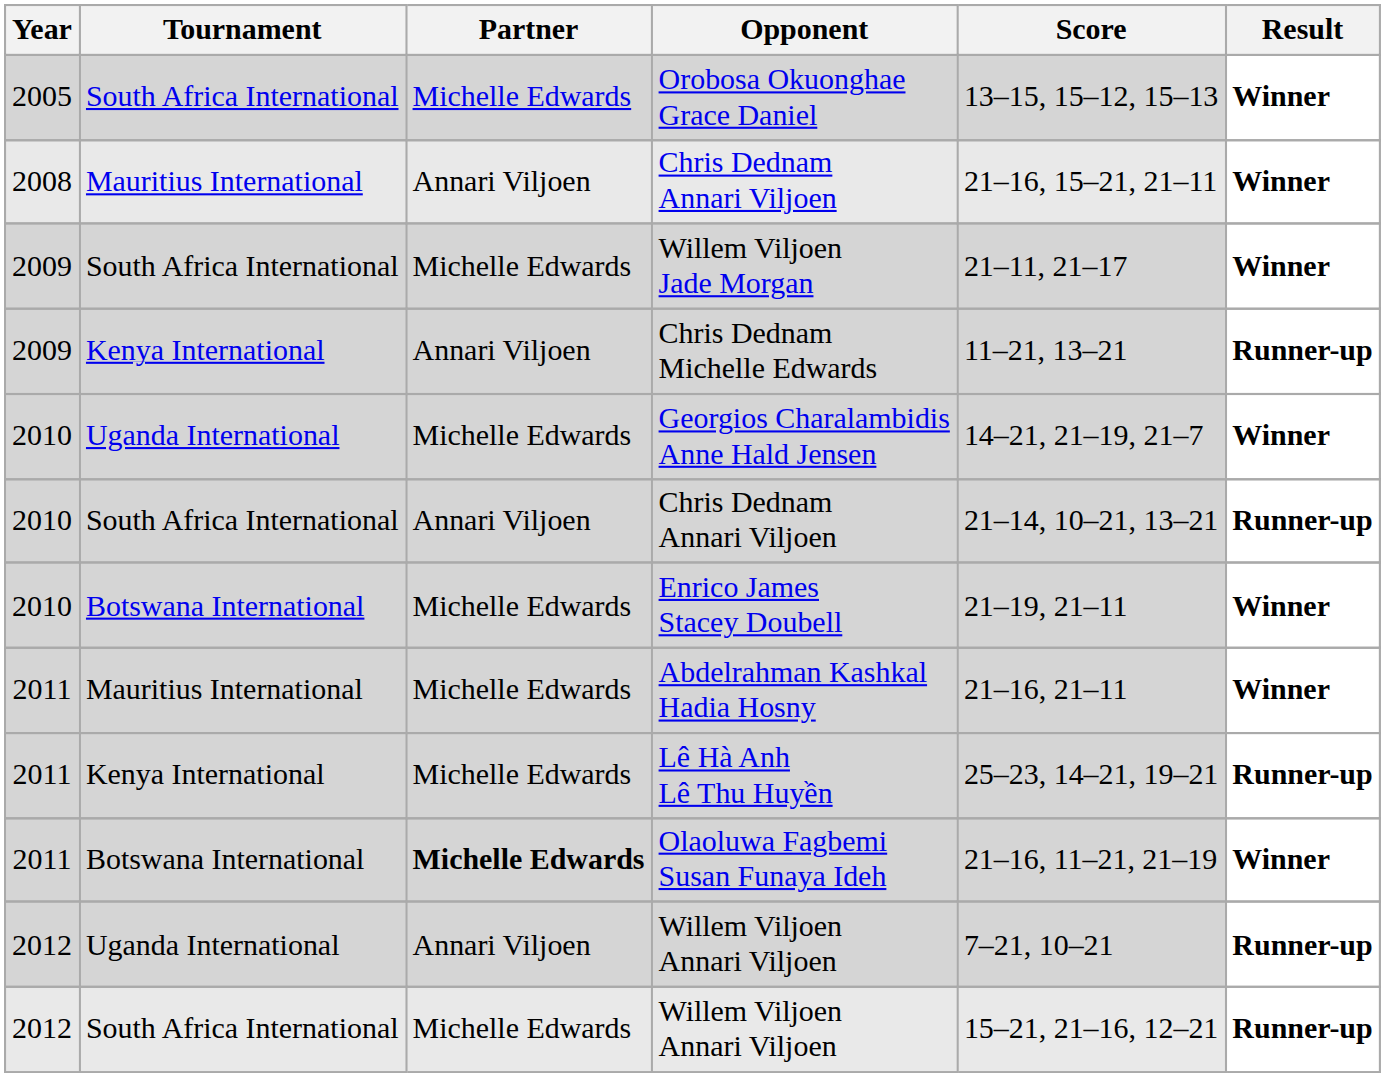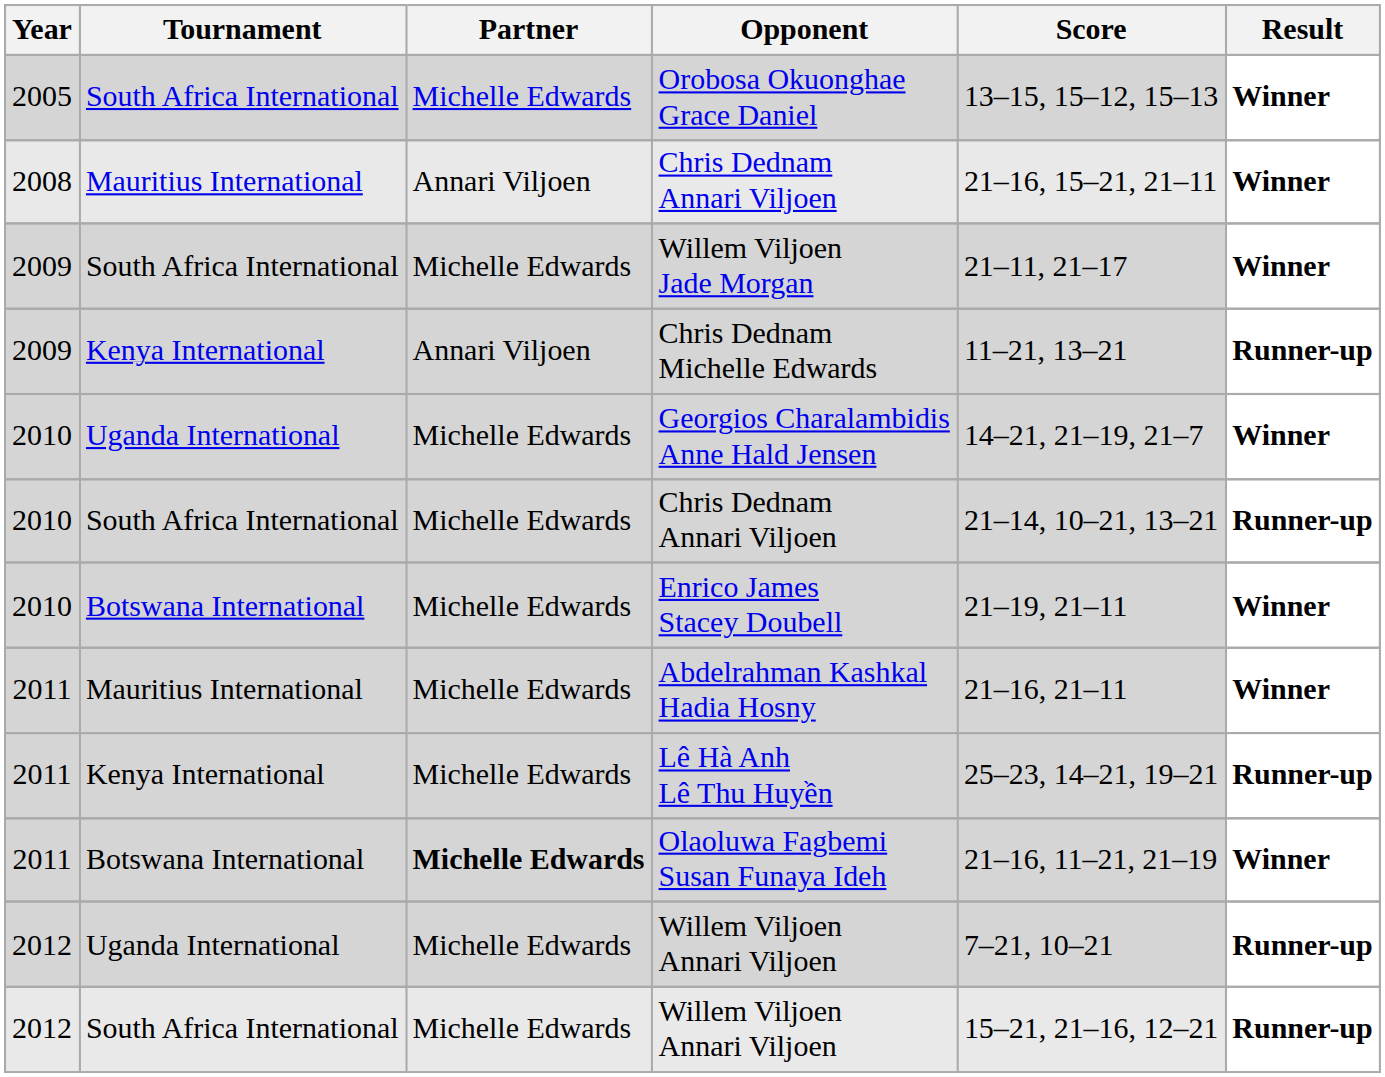(502, 520) Annari Viljoen -> (522, 520) Michelle Edwards
(502, 944) Annari Viljoen -> (522, 944) Michelle Edwards
